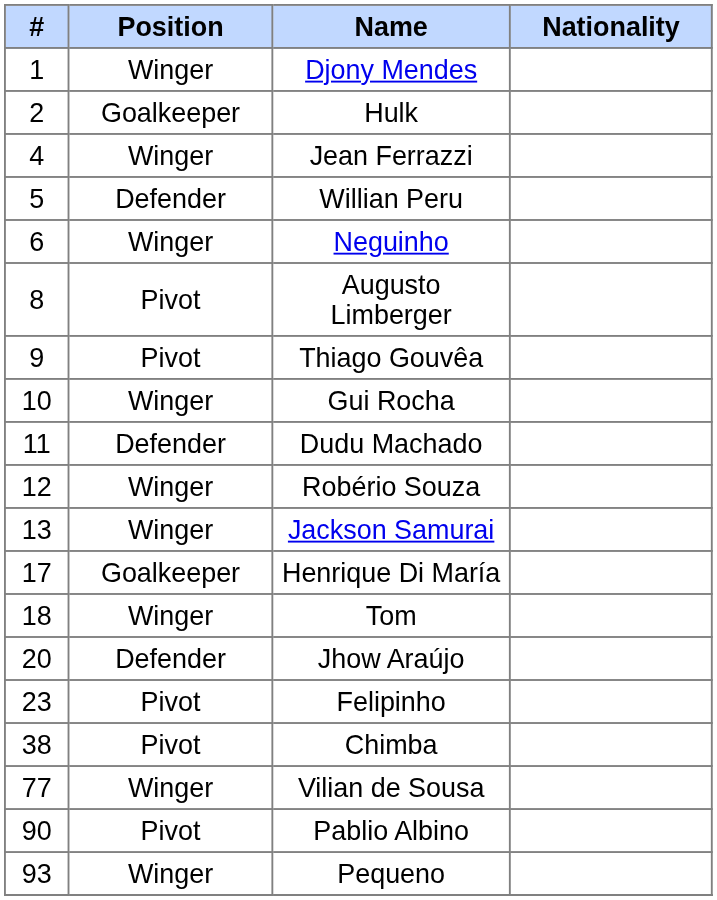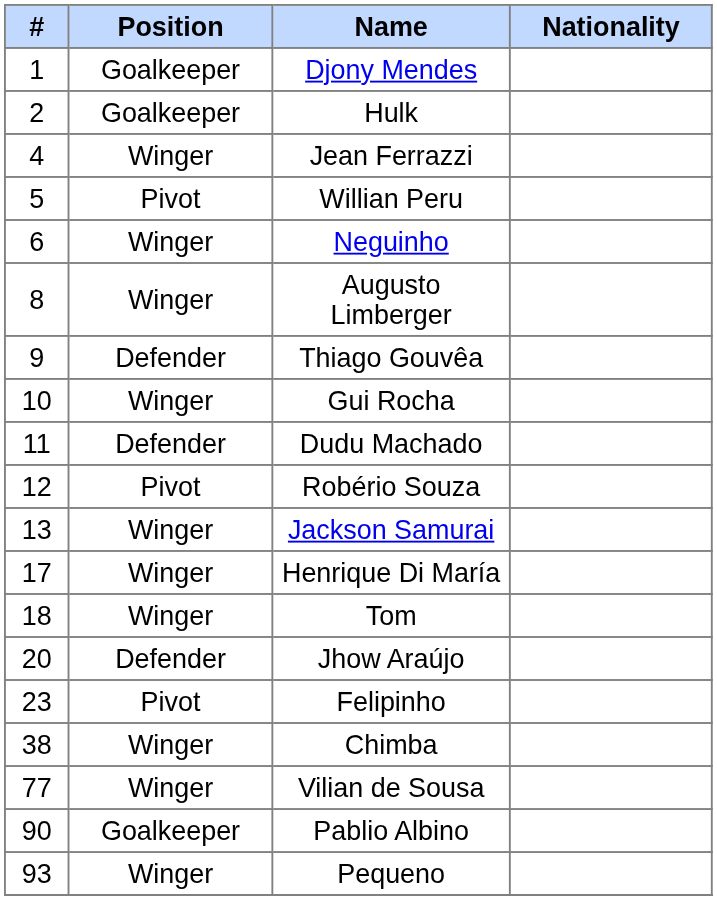(171, 69) Winger -> (171, 69) Goalkeeper
(171, 198) Defender -> (171, 198) Pivot
(171, 299) Pivot -> (171, 299) Winger
(171, 357) Pivot -> (171, 357) Defender
(171, 486) Winger -> (171, 486) Pivot
(171, 572) Goalkeeper -> (171, 572) Winger
(171, 745) Pivot -> (171, 745) Winger
(171, 831) Pivot -> (171, 831) Goalkeeper
